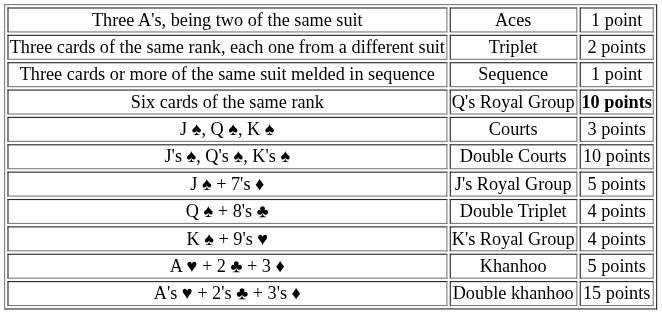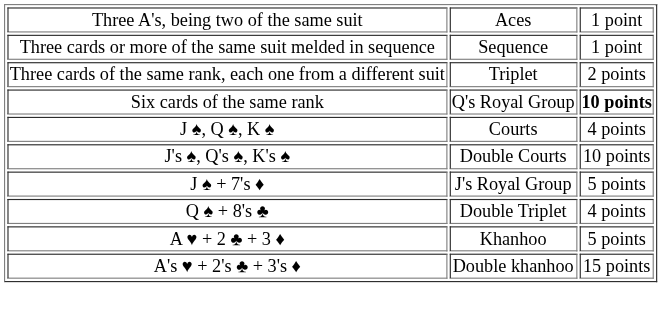rows swapped: (227, 74) <-> (227, 47)
(617, 129) 3 points -> (617, 129) 4 points
- row: (227, 238)
